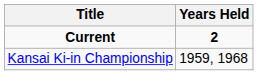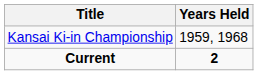rows swapped: (90, 37) <-> (90, 59)
